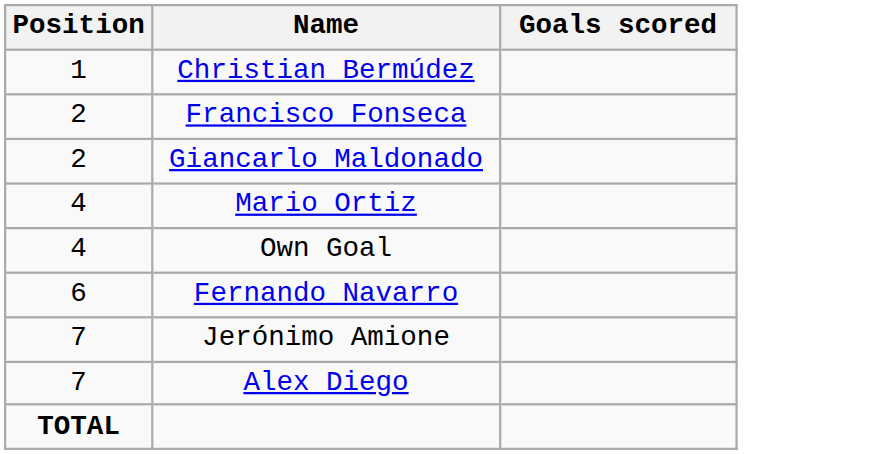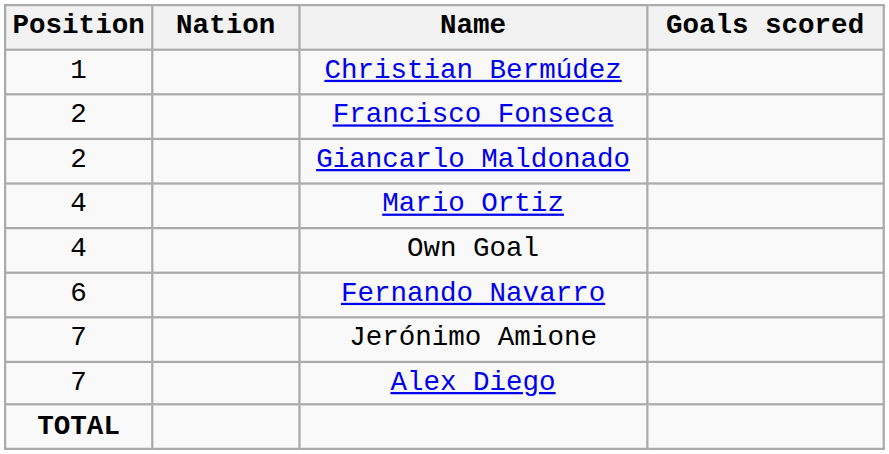+ column: (226, 28)
